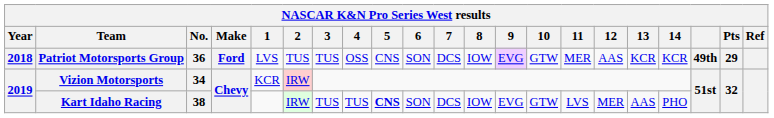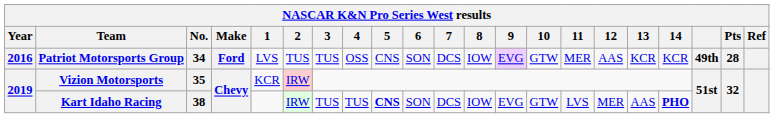(20, 58) 2018 -> (20, 58) 2016
(199, 58) 36 -> (199, 58) 34
(731, 58) 29 -> (733, 58) 28
(199, 80) 34 -> (199, 80) 35
(675, 101) normal -> (675, 101) bold
